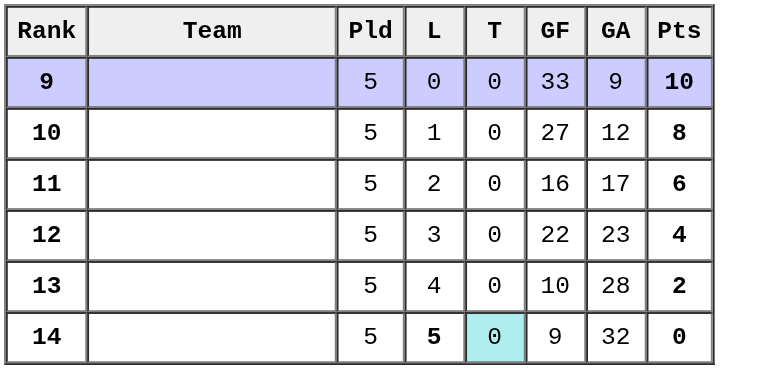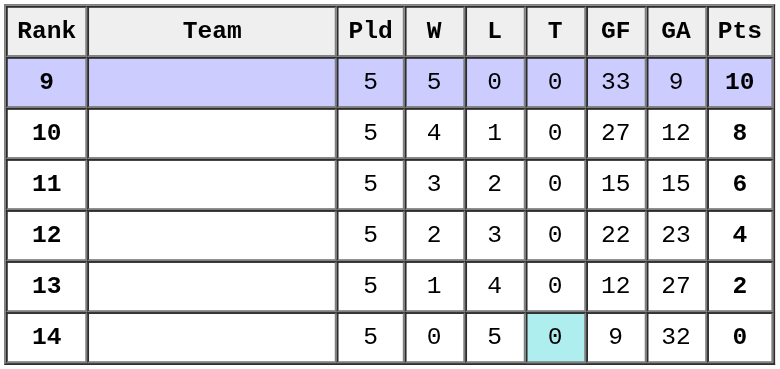+ column: (434, 31)
(555, 184) 16 -> (616, 184) 15
(616, 184) 17 -> (676, 184) 15
(555, 287) 10 -> (616, 287) 12
(616, 287) 28 -> (676, 287) 27
(434, 338) bold -> (495, 338) normal
